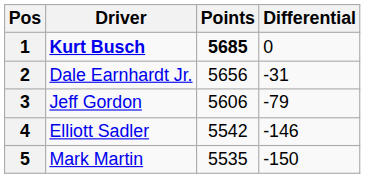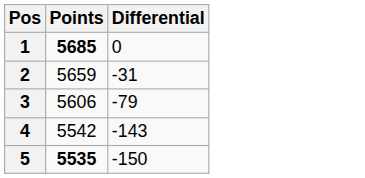- column: (121, 18)
(228, 74) 5656 -> (77, 74) 5659
(281, 131) -146 -> (130, 131) -143
(228, 159) normal -> (77, 159) bold
